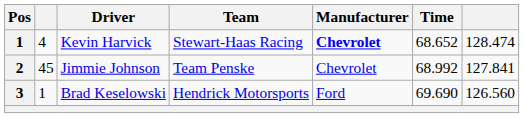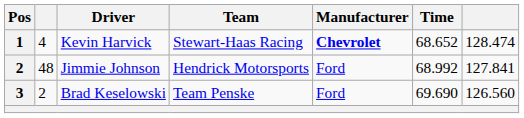(46, 67) 45 -> (46, 67) 48
(214, 67) Team Penske -> (241, 67) Hendrick Motorsports
(346, 67) Chevrolet -> (331, 67) Ford
(42, 93) 1 -> (42, 93) 2
(241, 93) Hendrick Motorsports -> (214, 93) Team Penske
